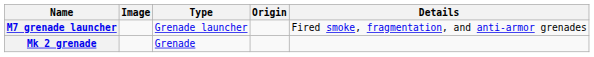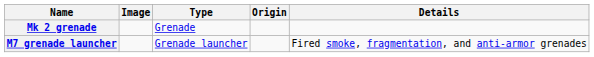rows swapped: (62, 44) <-> (62, 28)
